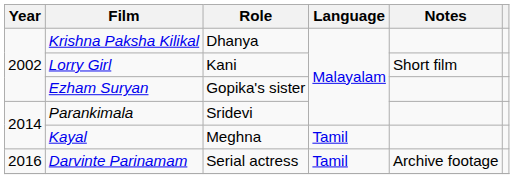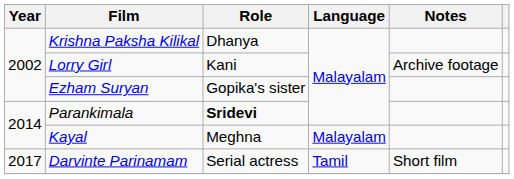(425, 64) Short film -> (446, 64) Archive footage
(229, 112) normal -> (232, 112) bold
(330, 137) Tamil -> (349, 137) Malayalam
(25, 161) 2016 -> (25, 161) 2017
(446, 161) Archive footage -> (425, 161) Short film
